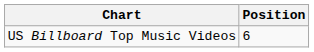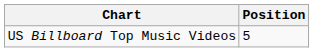(246, 37) 6 -> (246, 37) 5
